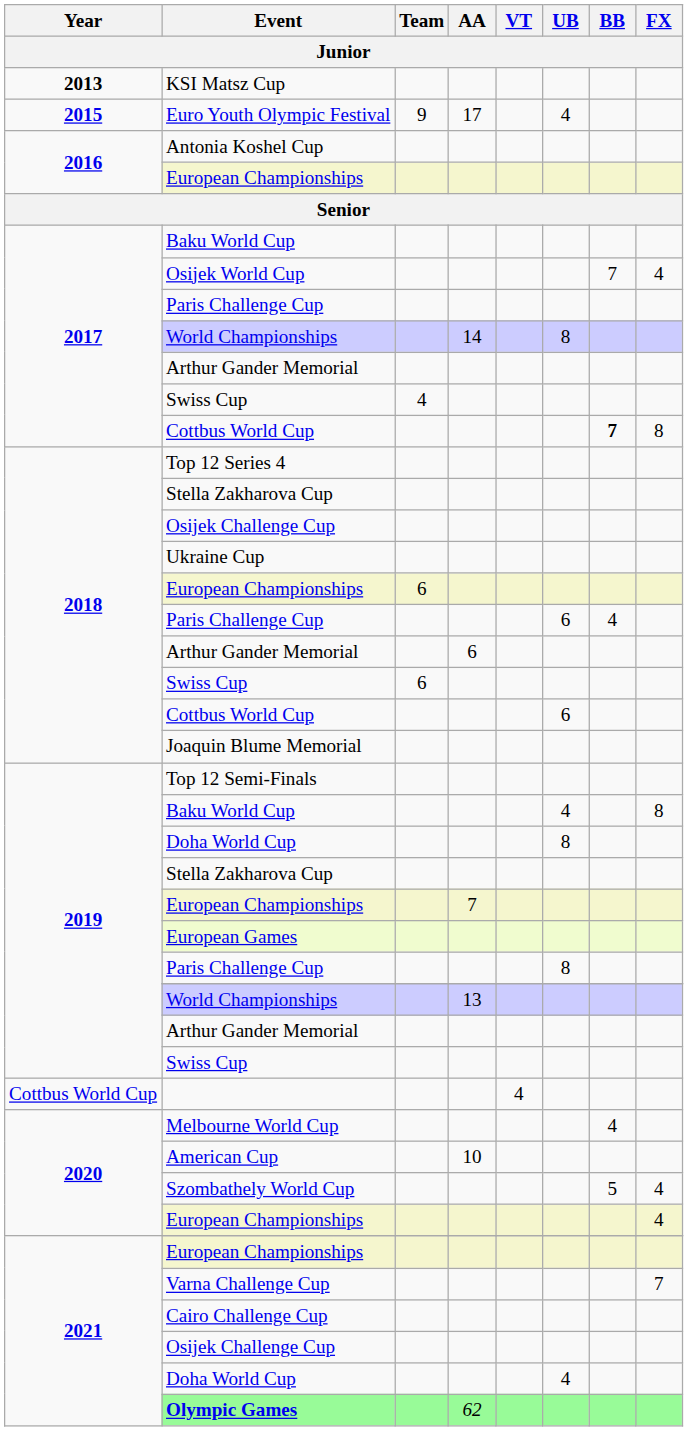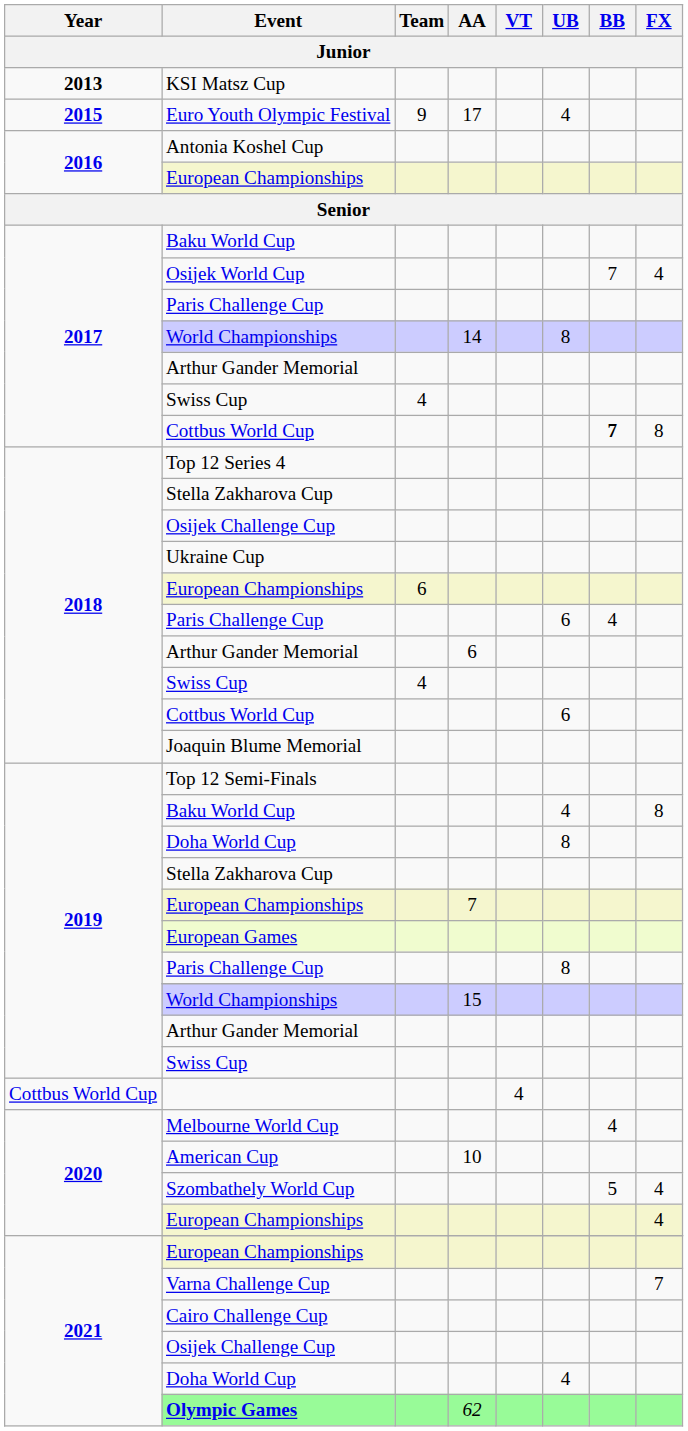(422, 683) 6 -> (422, 683) 4
(472, 999) 13 -> (472, 999) 15
